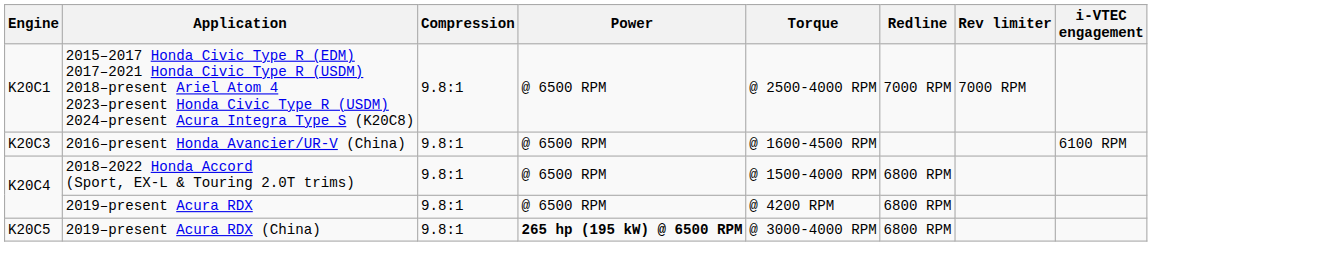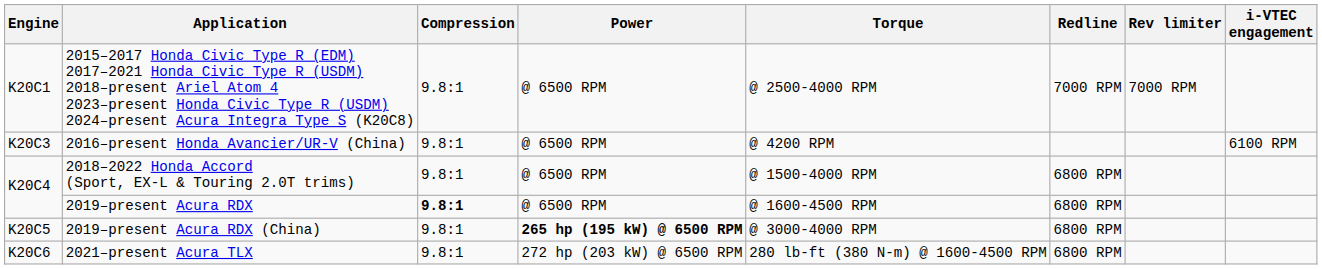(813, 144) @ 1600-4500 RPM -> (792, 144) @ 4200 RPM
(442, 207) normal -> (442, 207) bold
(792, 207) @ 4200 RPM -> (813, 207) @ 1600-4500 RPM
+ row: (159, 253)
